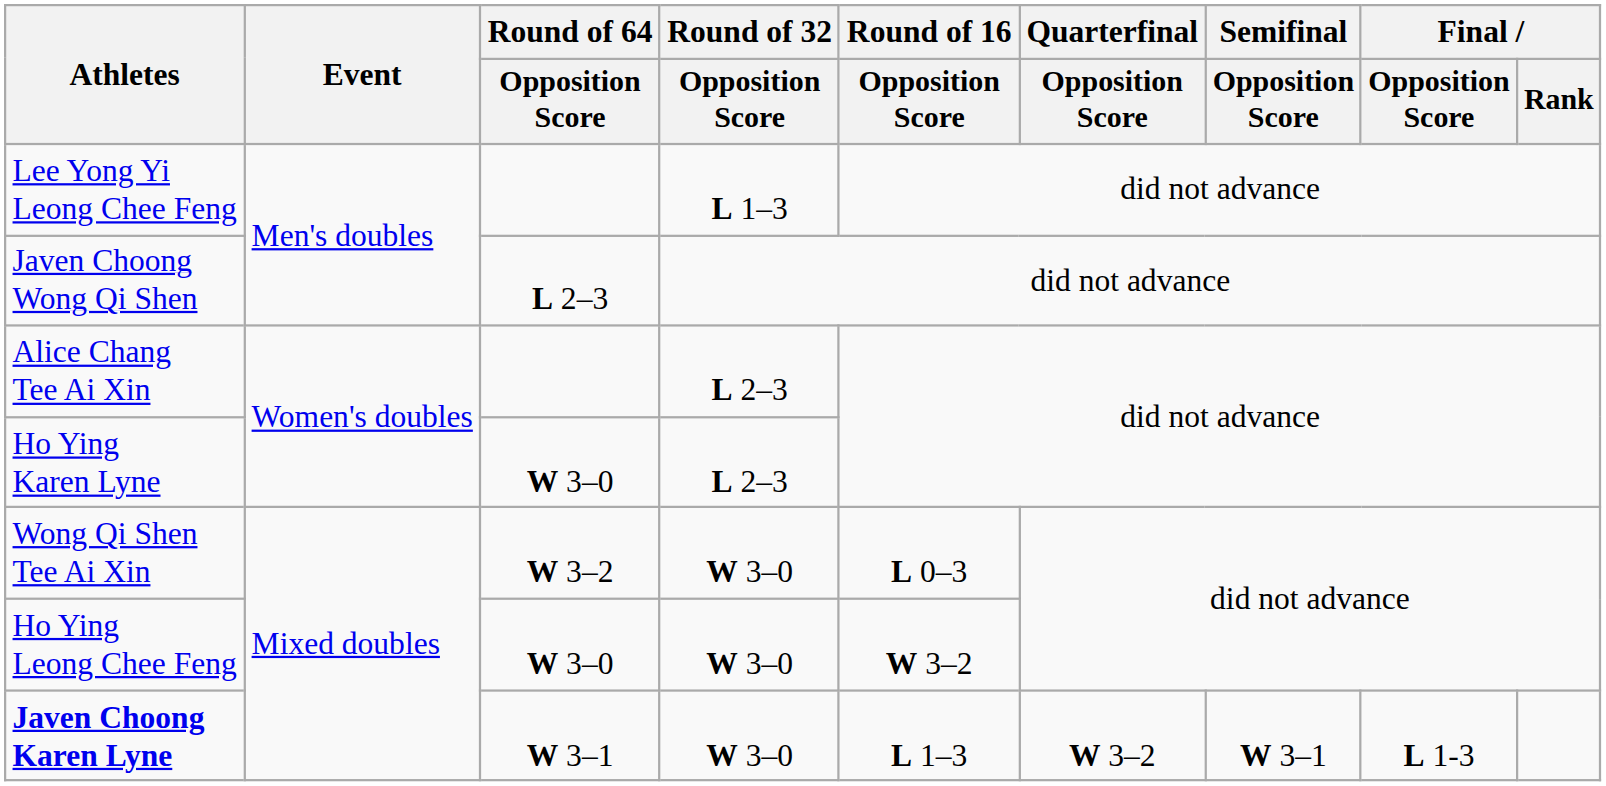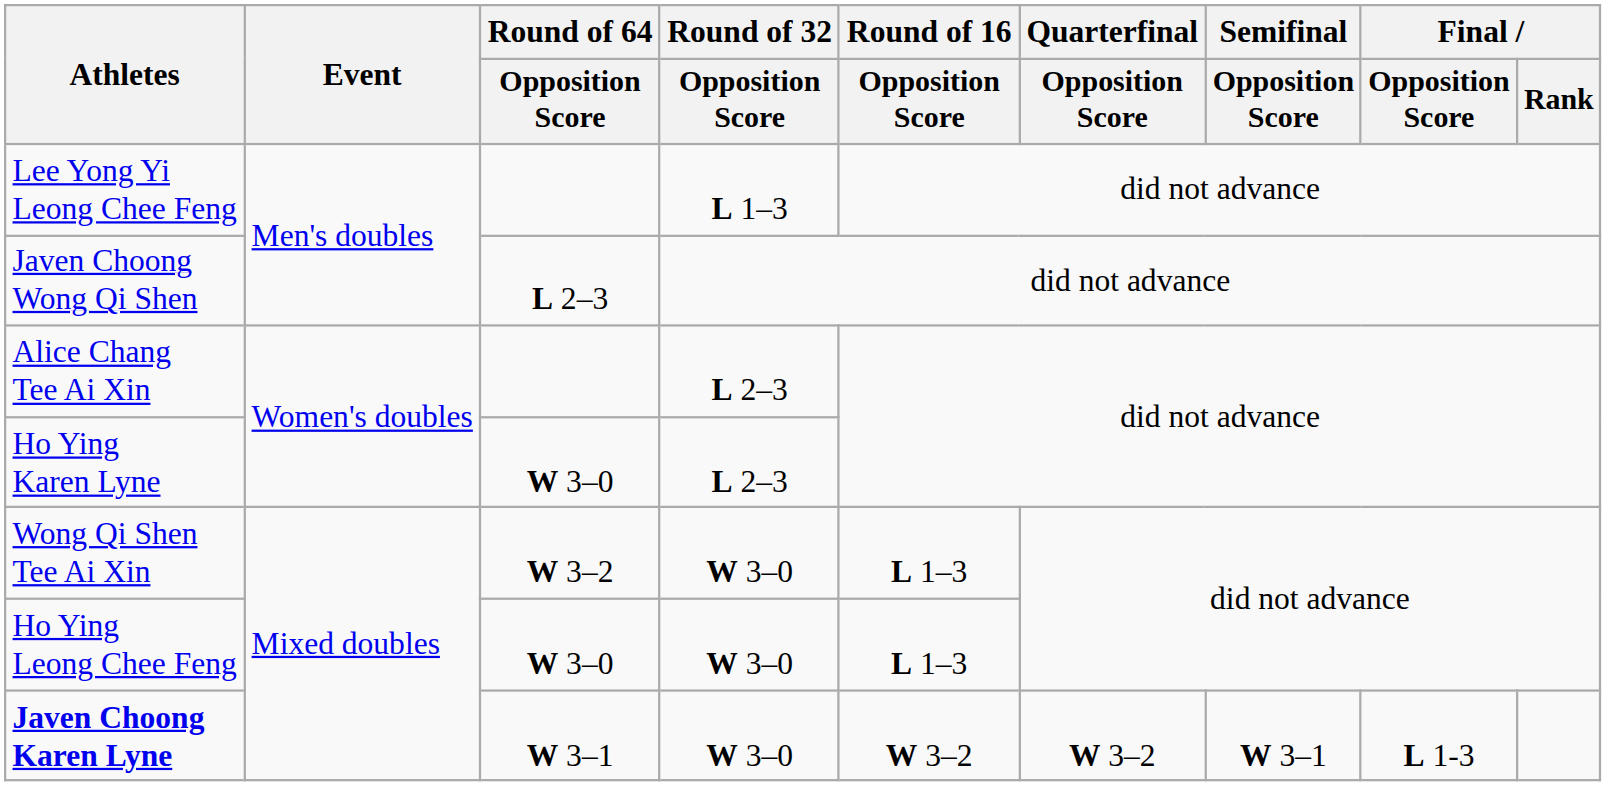(929, 571) L 0–3 -> (929, 571) L 1–3
(929, 662) W 3–2 -> (929, 662) L 1–3
(929, 753) L 1–3 -> (929, 753) W 3–2
